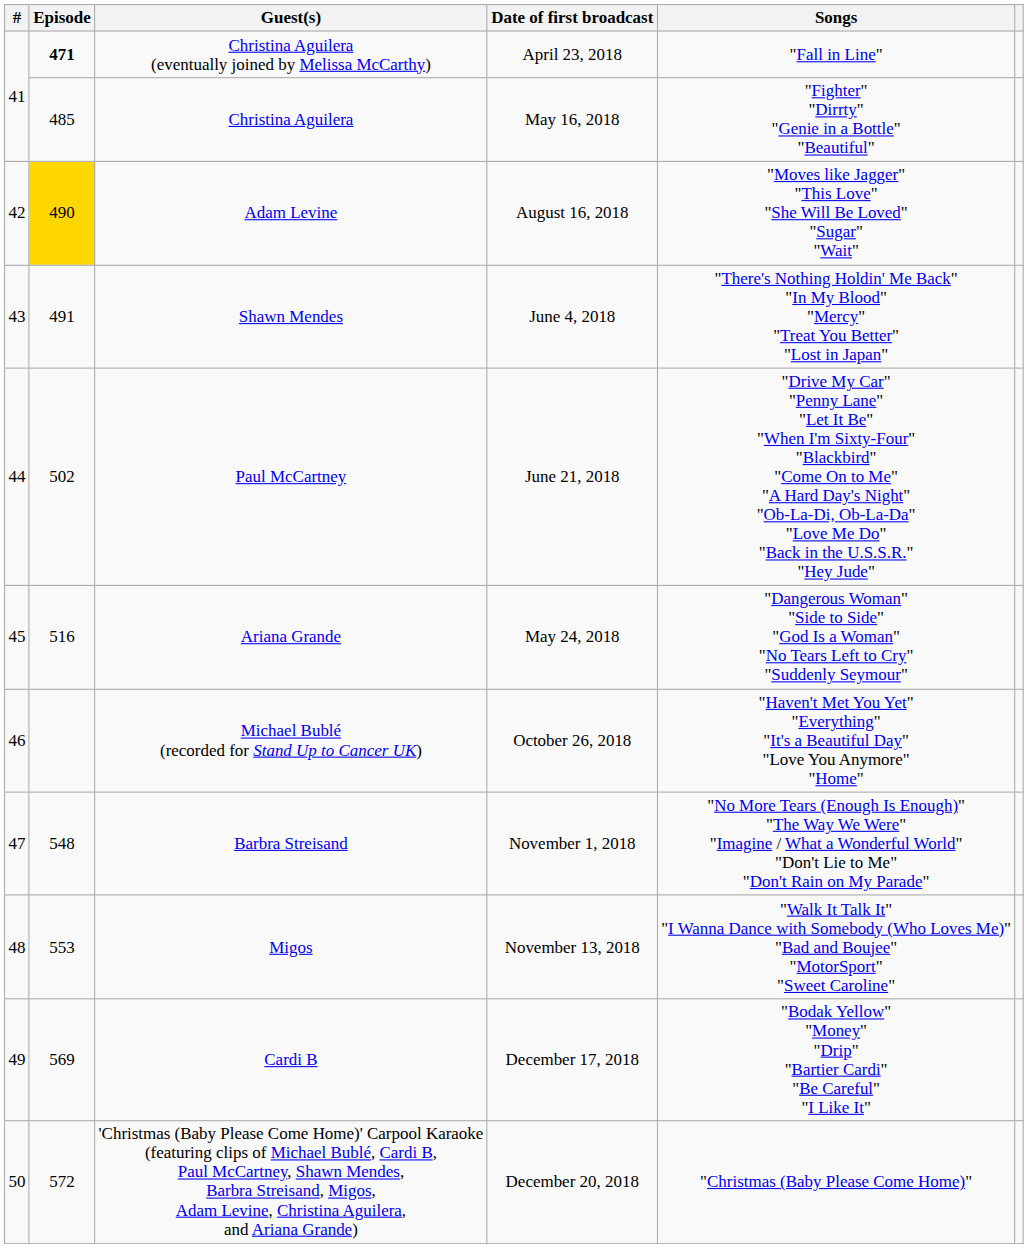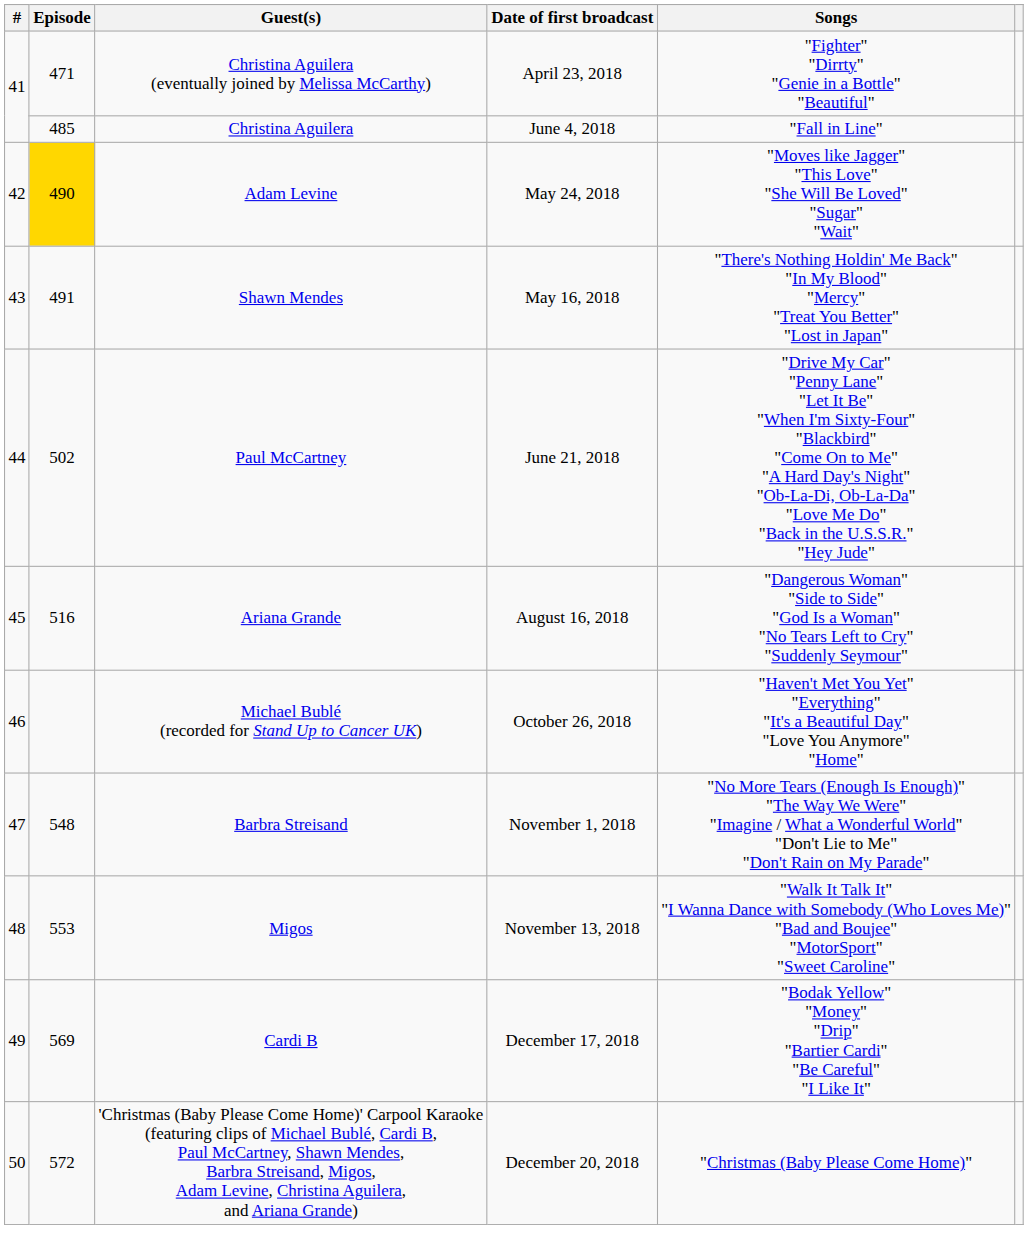(62, 54) bold -> (62, 73) normal
(836, 54) "Fall in Line" -> (836, 73) "Fighter" "Dirrty" "Genie in a Bottle" "Beautiful"
(572, 119) May 16, 2018 -> (572, 128) June 4, 2018
(836, 119) "Fighter" "Dirrty" "Genie in a Bottle" "Beautiful" -> (836, 128) "Fall in Line"
(572, 213) August 16, 2018 -> (572, 194) May 24, 2018
(572, 316) June 4, 2018 -> (572, 297) May 16, 2018
(572, 637) May 24, 2018 -> (572, 618) August 16, 2018
